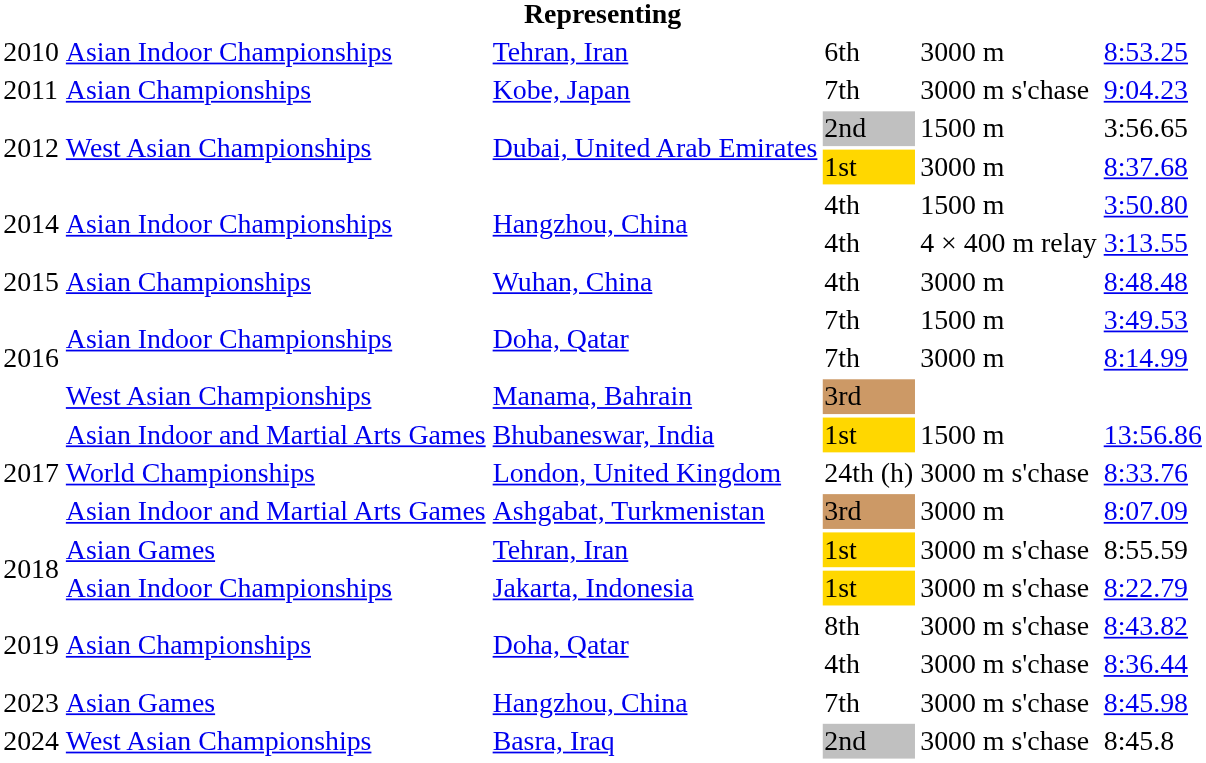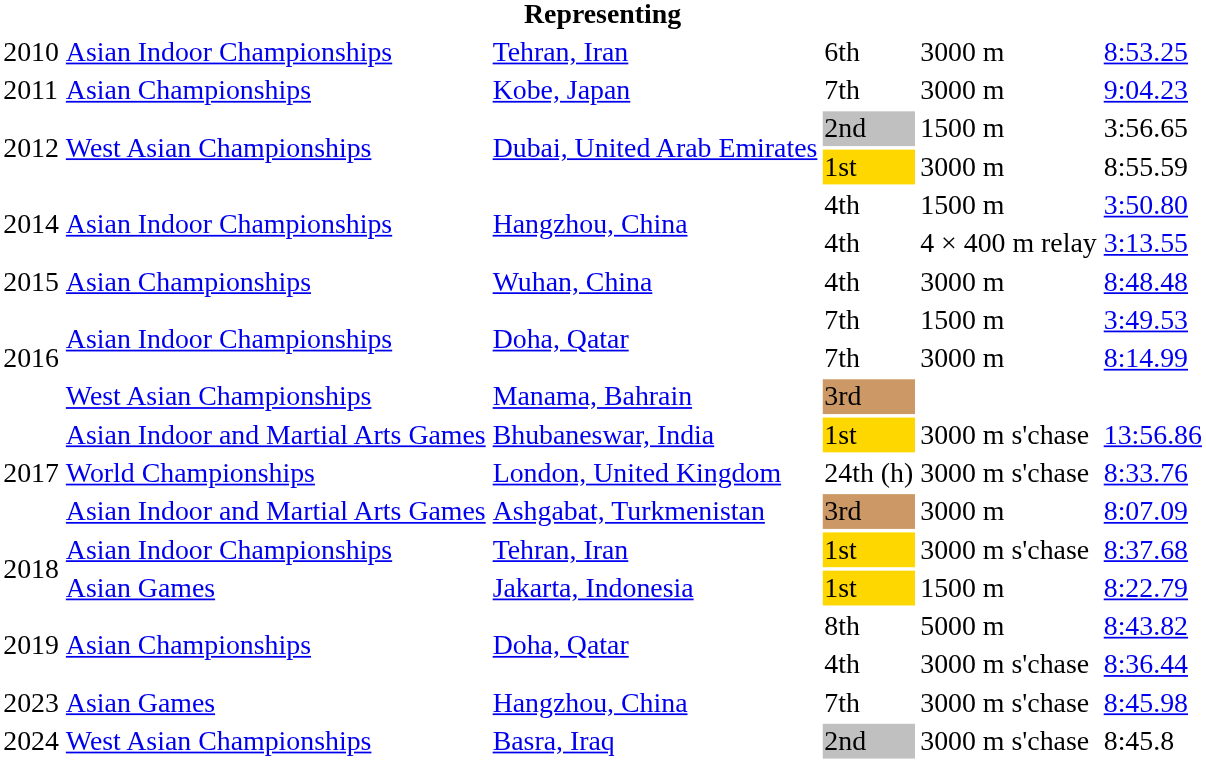(1005, 90) 3000 m s'chase -> (962, 90) 3000 m
(1146, 166) 8:37.68 -> (1146, 166) 8:55.59
(962, 434) 1500 m -> (1005, 434) 3000 m s'chase
(140, 549) Asian Games -> (229, 549) Asian Indoor Championships
(1146, 549) 8:55.59 -> (1146, 549) 8:37.68
(229, 587) Asian Indoor Championships -> (140, 587) Asian Games
(1005, 587) 3000 m s'chase -> (962, 587) 1500 m
(1005, 625) 3000 m s'chase -> (962, 625) 5000 m
